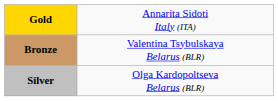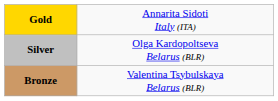rows swapped: (41, 80) <-> (41, 49)
